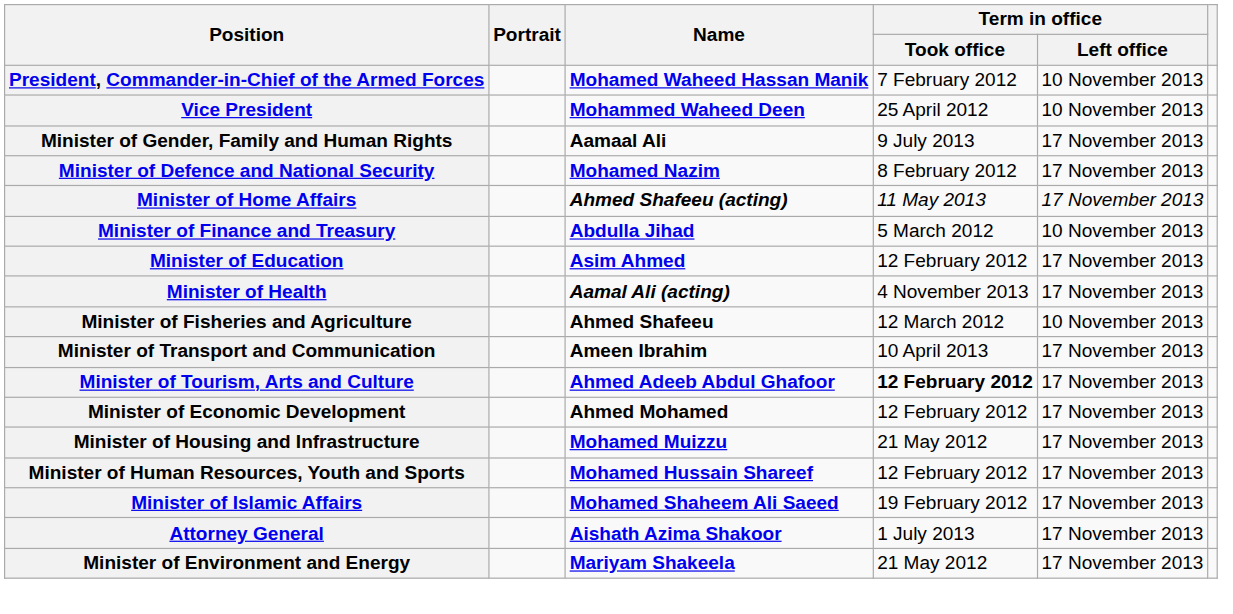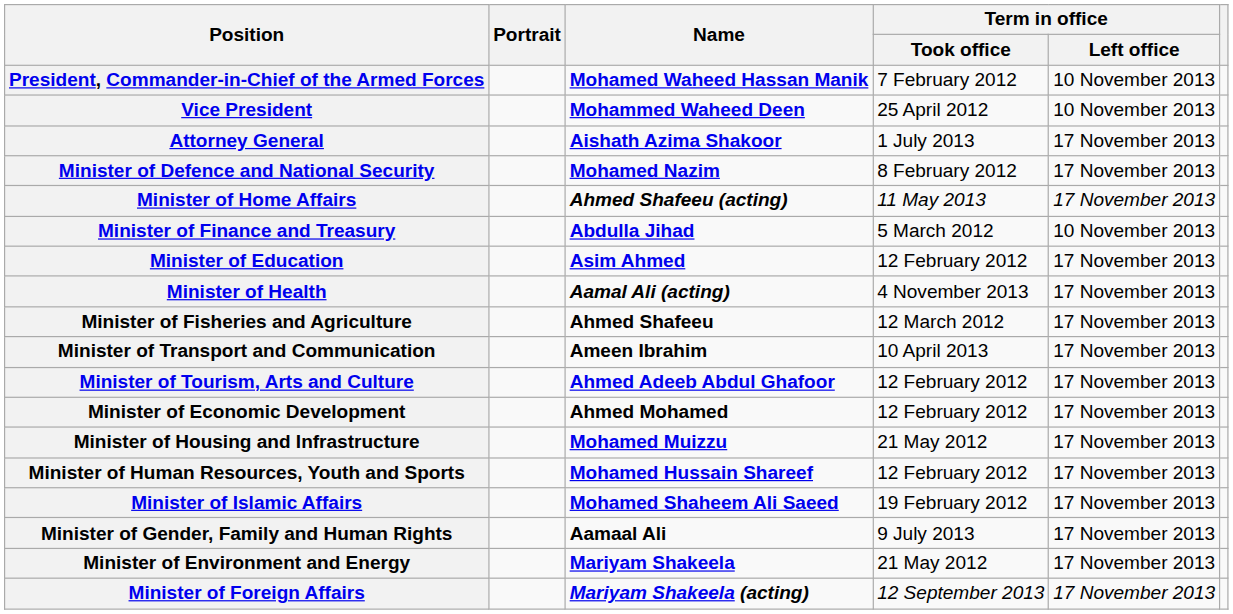rows swapped: (247, 532) <-> (247, 140)
(1122, 321) 10 November 2013 -> (1134, 321) 17 November 2013
(955, 381) bold -> (952, 381) normal
+ row: (247, 593)
